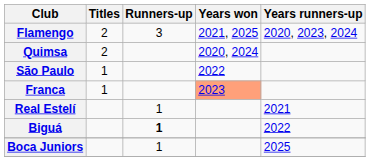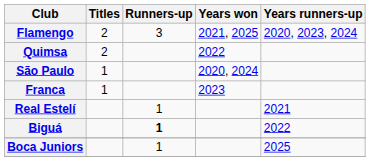(228, 52) 2020, 2024 -> (212, 52) 2022
(212, 71) 2022 -> (228, 71) 2020, 2024
(212, 90) lightsalmon background -> (212, 90) no background
